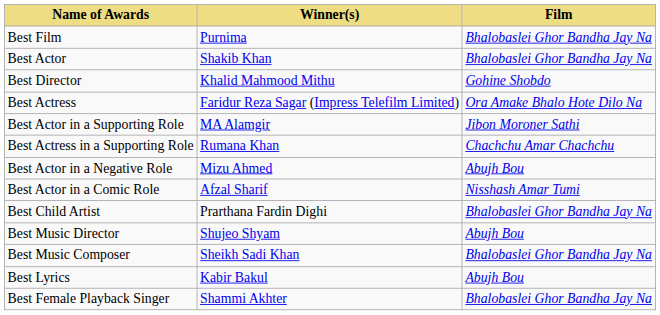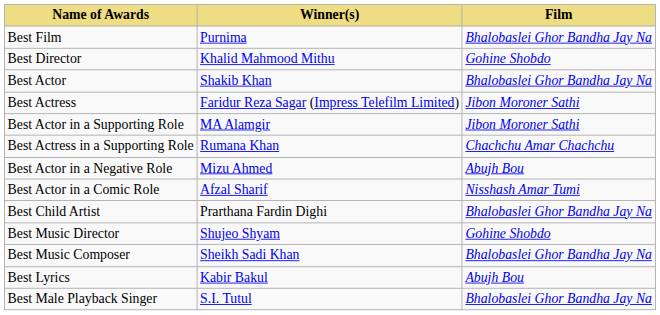rows swapped: (44, 80) <-> (37, 59)
(554, 102) Ora Amake Bhalo Hote Dilo Na -> (523, 102) Jibon Moroner Sathi
(495, 233) Abujh Bou -> (508, 233) Gohine Shobdo
+ row: (82, 299)
- row: (88, 299)
